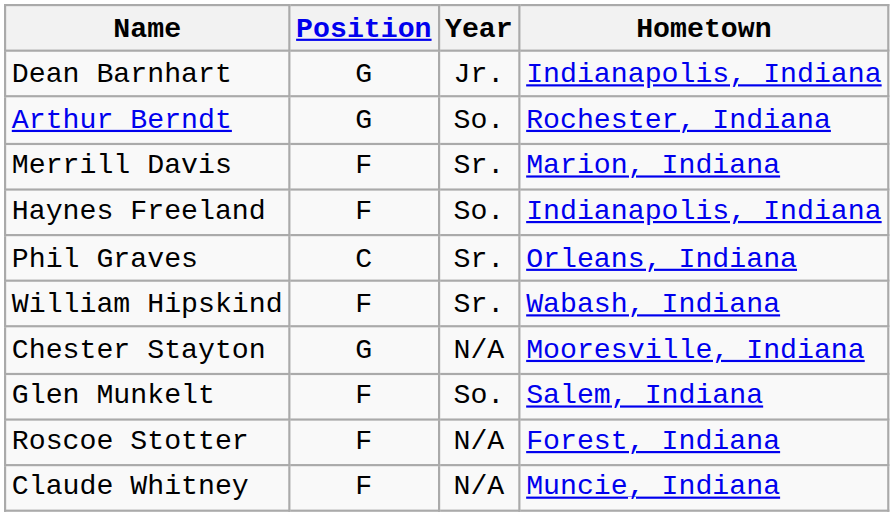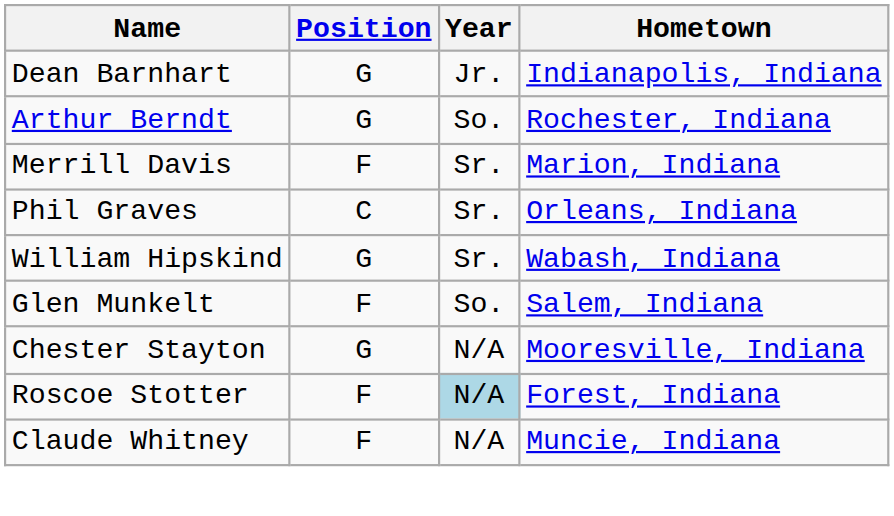- row: (139, 212)
(364, 304) F -> (364, 258) G
rows swapped: (113, 396) <-> (139, 350)
(479, 442) no background -> (479, 396) lightblue background
